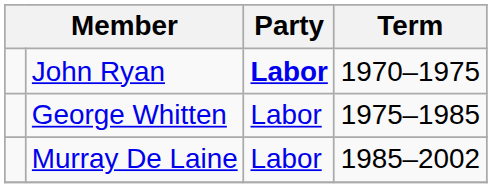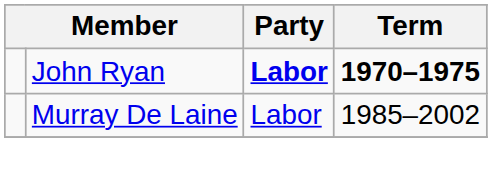(410, 70) normal -> (410, 70) bold
- row: (129, 114)
